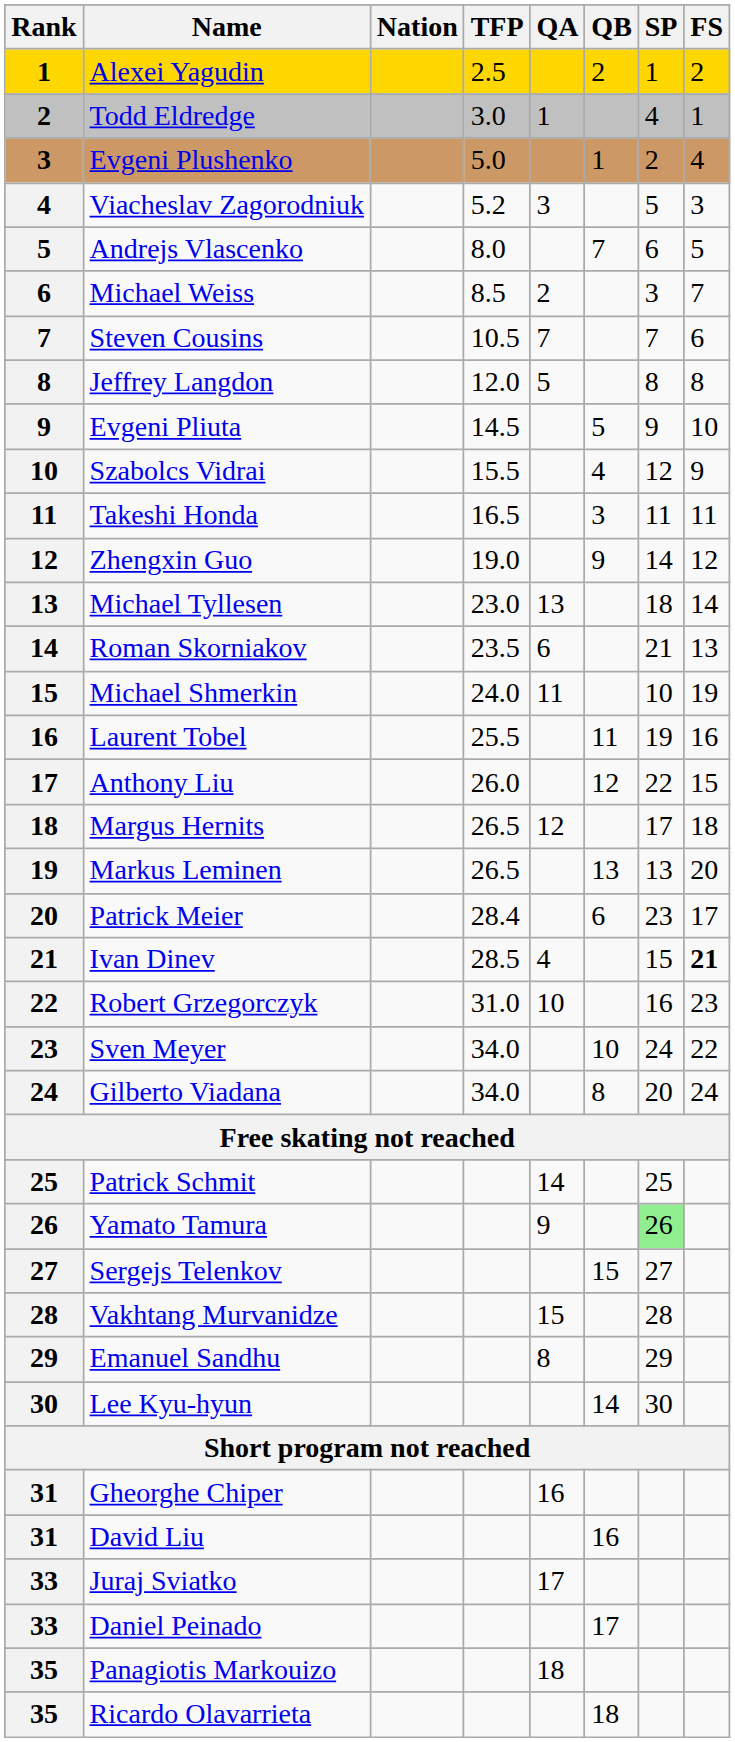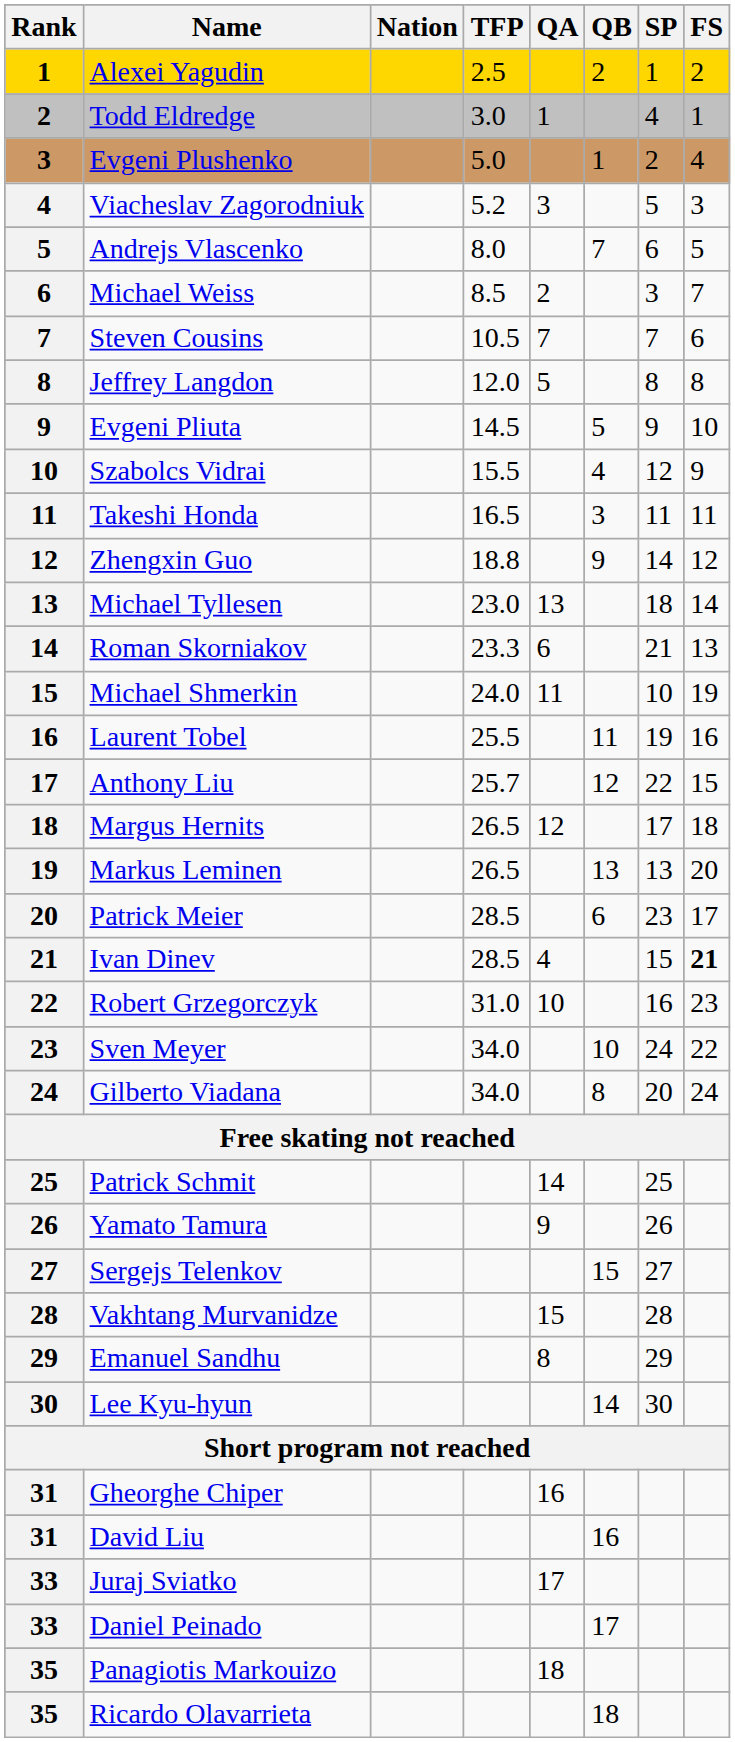(495, 559) 19.0 -> (495, 559) 18.8
(495, 648) 23.5 -> (495, 648) 23.3
(495, 781) 26.0 -> (495, 781) 25.7
(495, 914) 28.4 -> (495, 914) 28.5
(659, 1225) lightgreen background -> (659, 1225) no background
